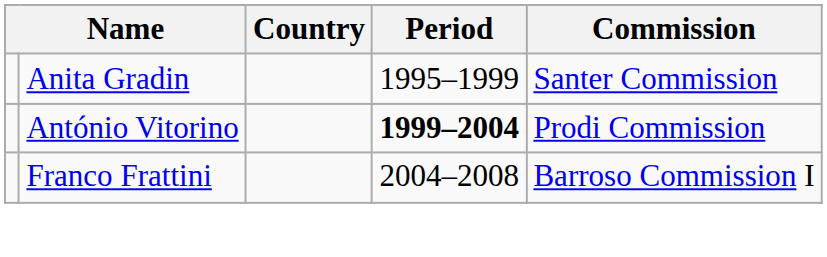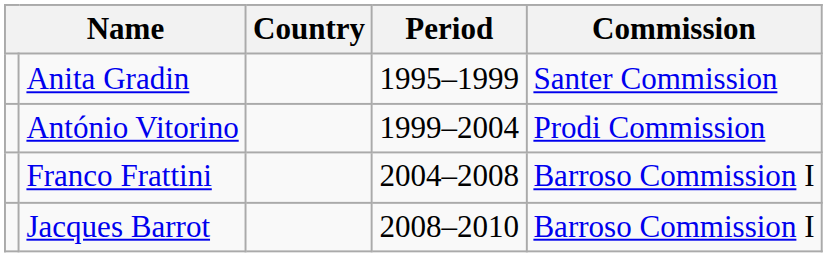(449, 127) bold -> (449, 127) normal
+ row: (118, 226)
